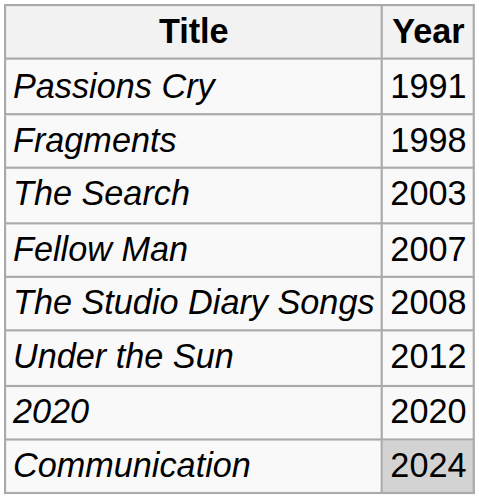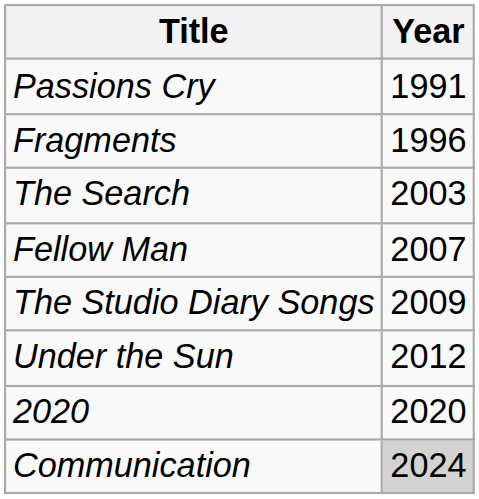(428, 140) 1998 -> (428, 140) 1996
(428, 303) 2008 -> (428, 303) 2009
